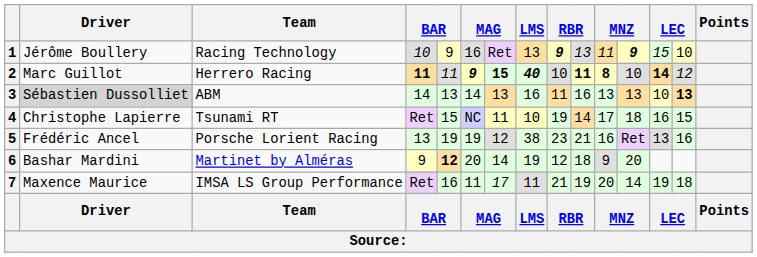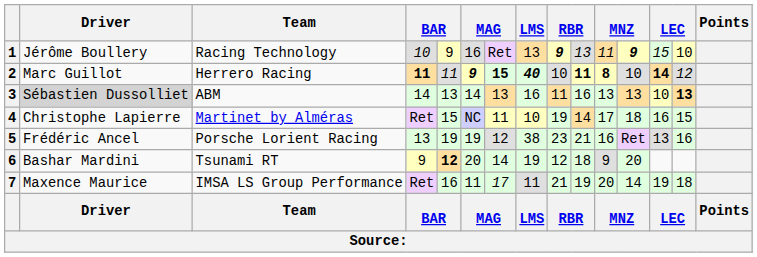(237, 118) Tsunami RT -> (274, 118) Martinet by Alméras
(274, 161) Martinet by Alméras -> (237, 161) Tsunami RT
